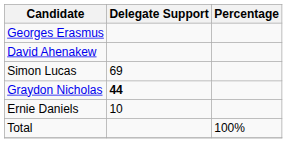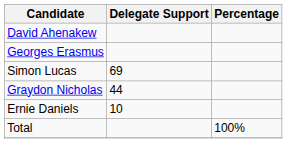rows swapped: (55, 33) <-> (52, 52)
(116, 90) bold -> (116, 90) normal
